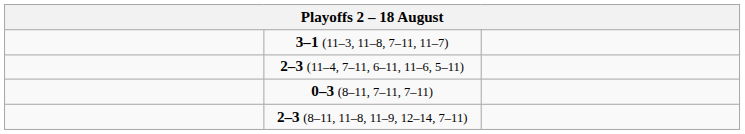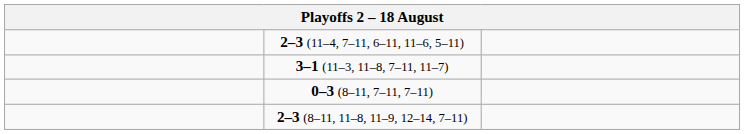rows swapped: (372, 67) <-> (372, 42)
